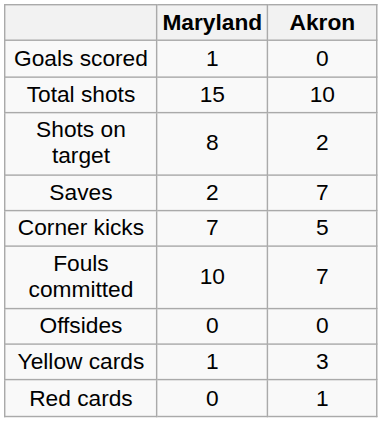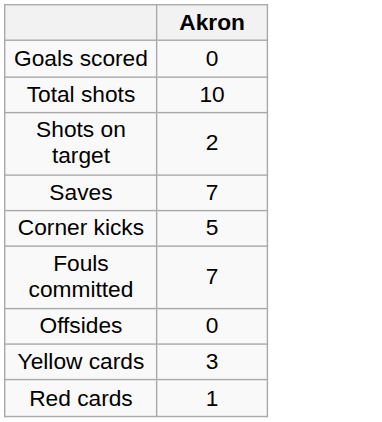- column: (212, 22)
